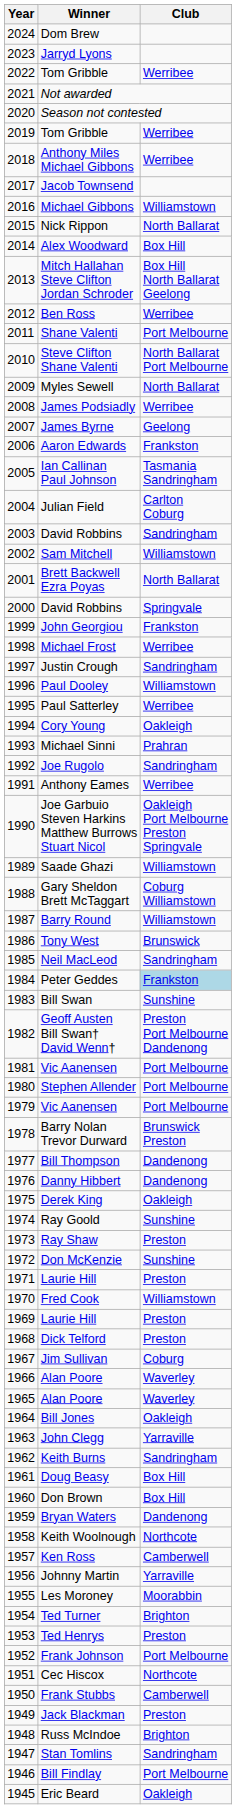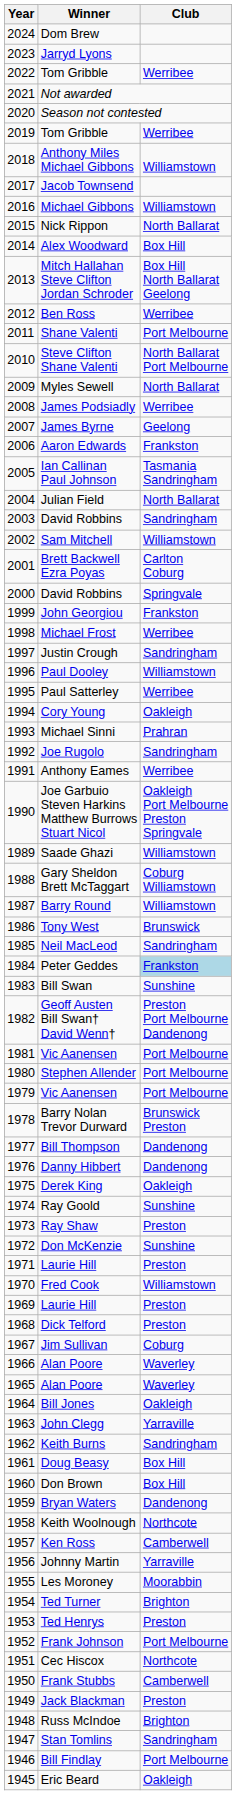(168, 159) Werribee -> (179, 166) Williamstown
(163, 507) Carlton Coburg -> (181, 500) North Ballarat
(181, 580) North Ballarat -> (163, 566) Carlton Coburg
